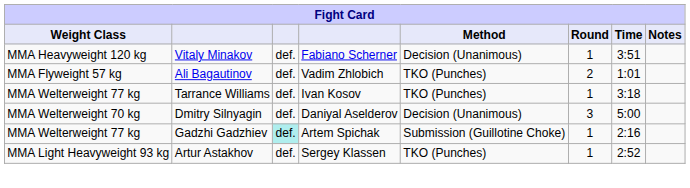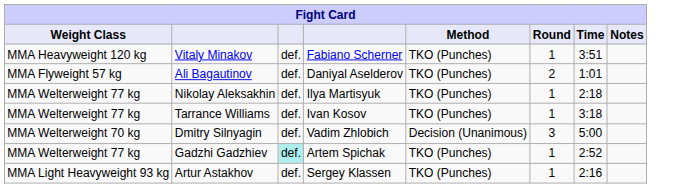(463, 54) Decision (Unanimous) -> (450, 54) TKO (Punches)
(342, 74) Vadim Zhlobich -> (355, 74) Daniyal Aselderov
+ row: (225, 93)
(349, 113) Daniyal Aselderov -> (348, 133) Vadim Zhlobich
(484, 133) Submission (Guillotine Choke) -> (450, 153) TKO (Punches)
(629, 133) 2:16 -> (591, 153) 2:52
(629, 153) 2:52 -> (591, 173) 2:16
